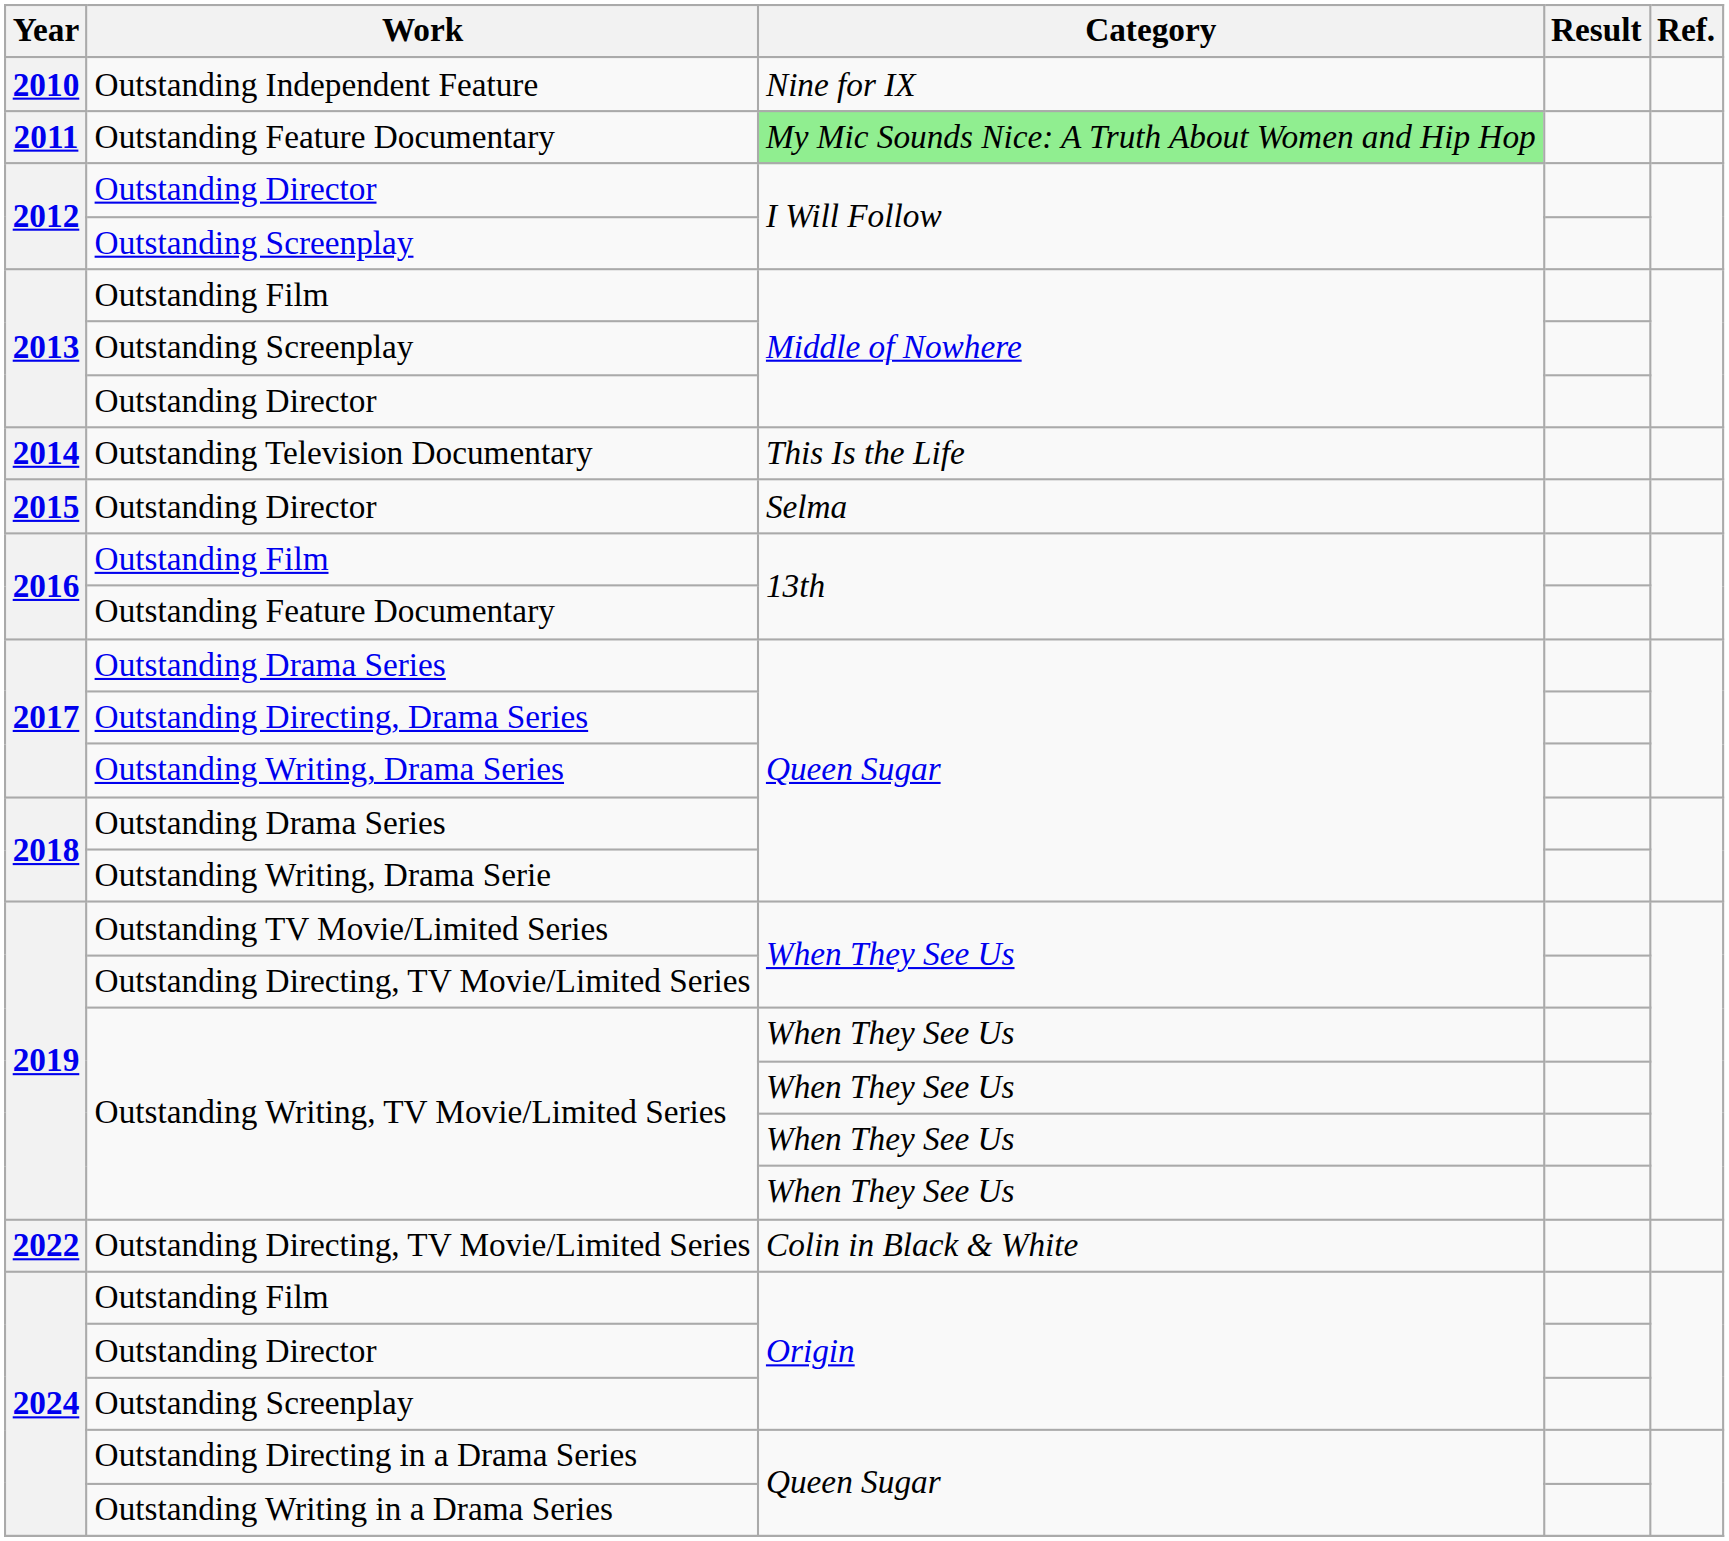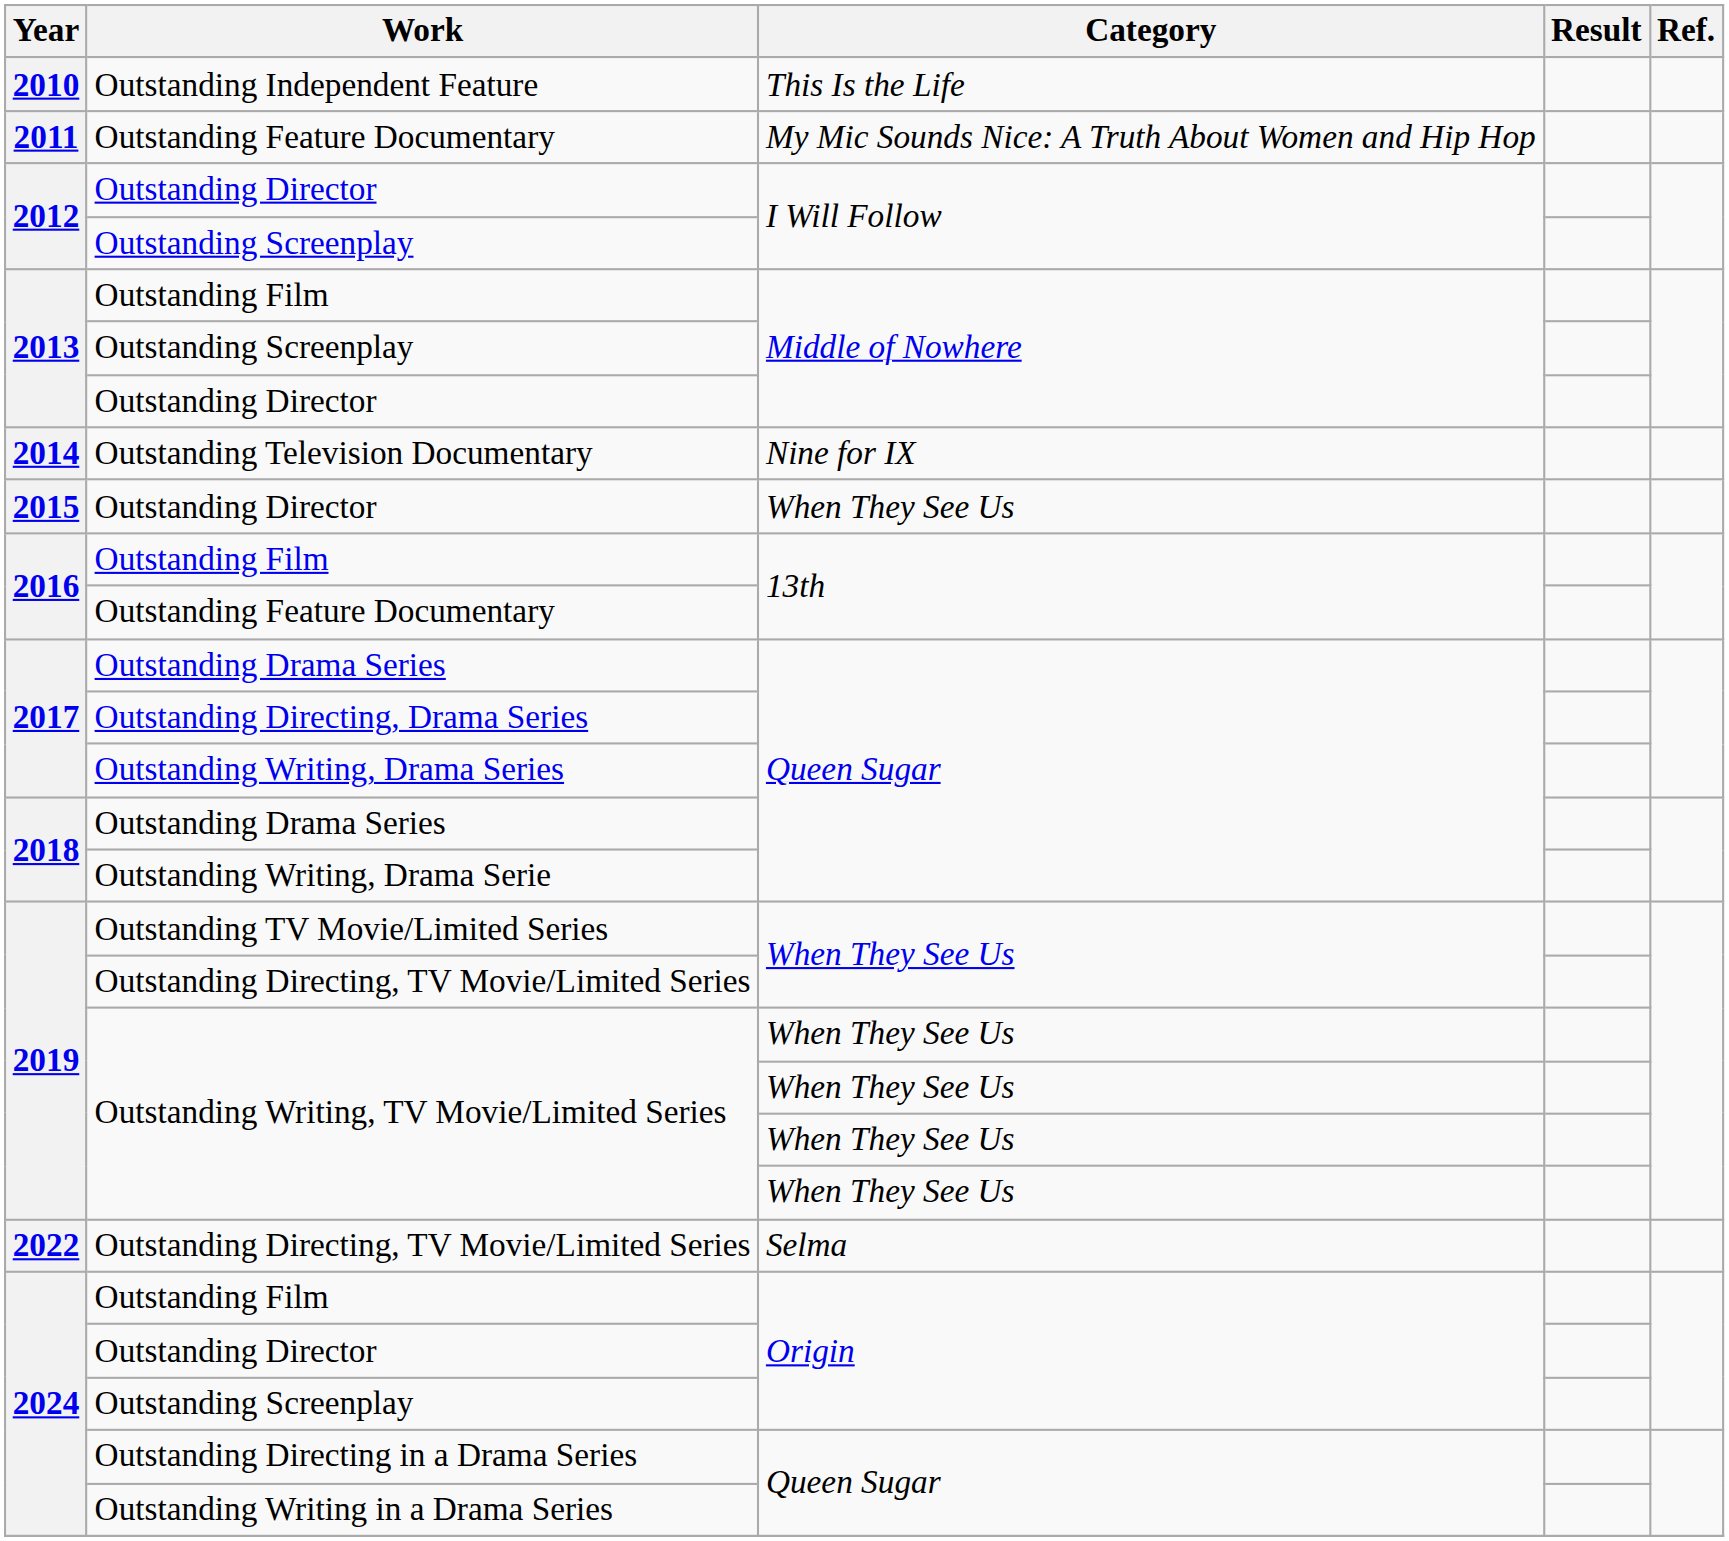(841, 83) Nine for IX -> (865, 83) This Is the Life
(1151, 136) lightgreen background -> (1151, 136) no background
(865, 453) This Is the Life -> (841, 453) Nine for IX
(807, 505) Selma -> (890, 505) When They See Us
(922, 1244) Colin in Black & White -> (807, 1244) Selma
